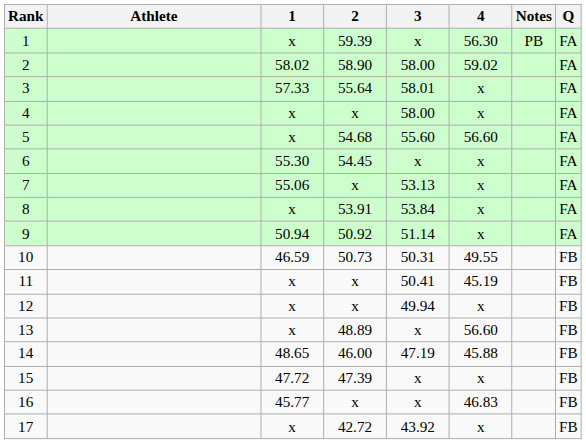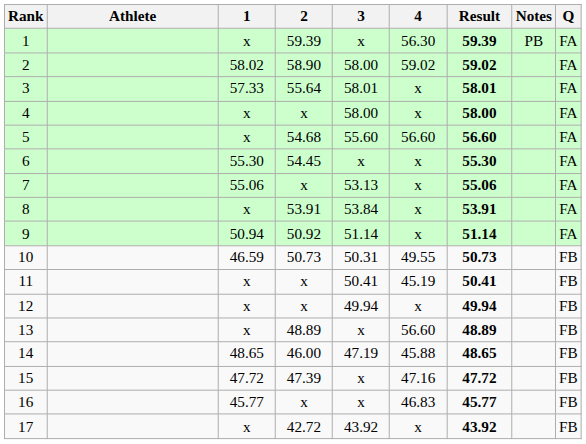+ column: (479, 16)
(481, 378) x -> (418, 378) 47.16
